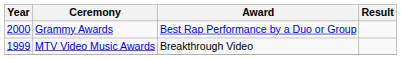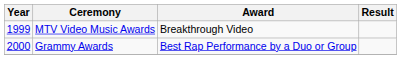rows swapped: (95, 46) <-> (74, 29)
